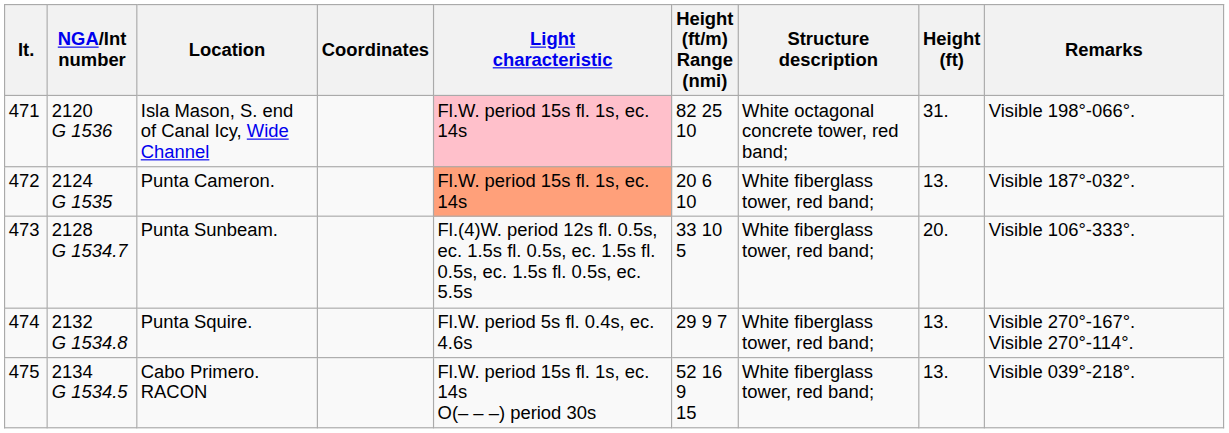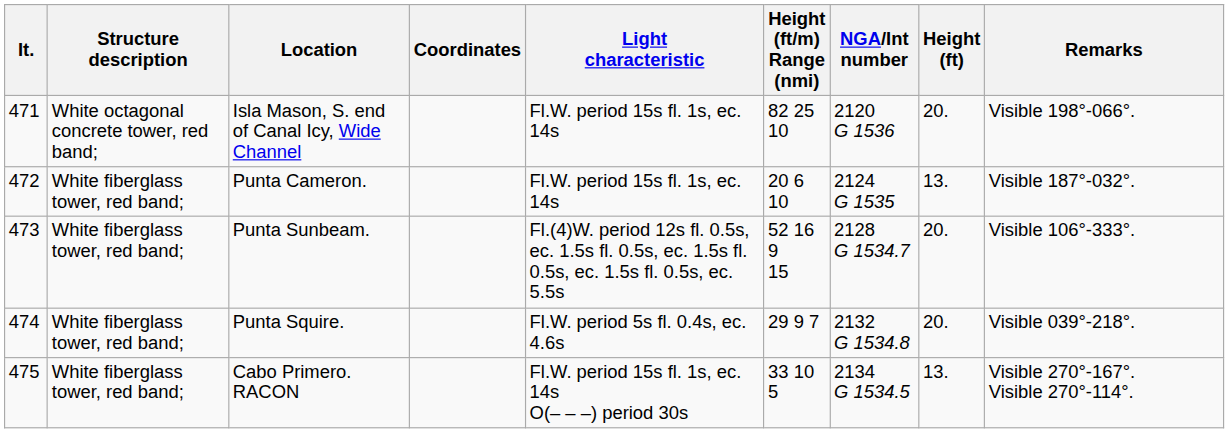columns swapped: (92, 50) <-> (828, 50)
(543, 120) pink background -> (635, 120) no background
(936, 110) 31. -> (936, 110) 20.
(543, 191) lightsalmon background -> (635, 191) no background
(699, 241) 33 10 5 -> (791, 251) 52 16 9 15
(936, 322) 13. -> (936, 322) 20.
(1062, 332) Visible 270°-167°. Visible 270°-114°. -> (1062, 322) Visible 039°-218°.
(699, 392) 52 16 9 15 -> (791, 382) 33 10 5
(1062, 371) Visible 039°-218°. -> (1062, 382) Visible 270°-167°. Visible 270°-114°.
